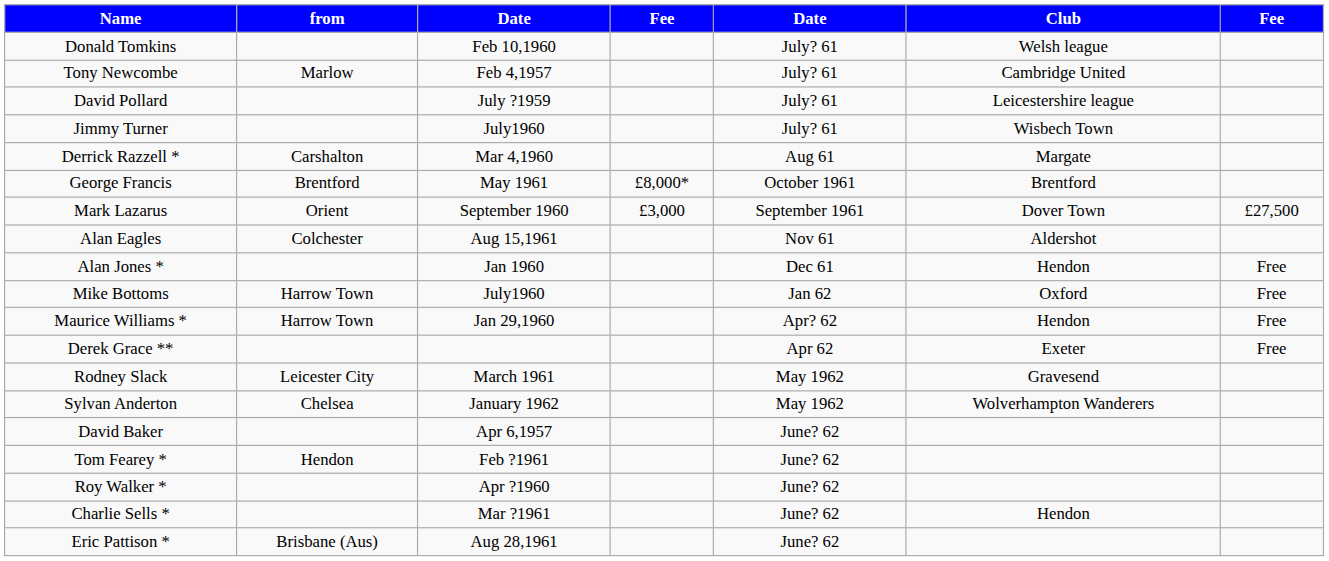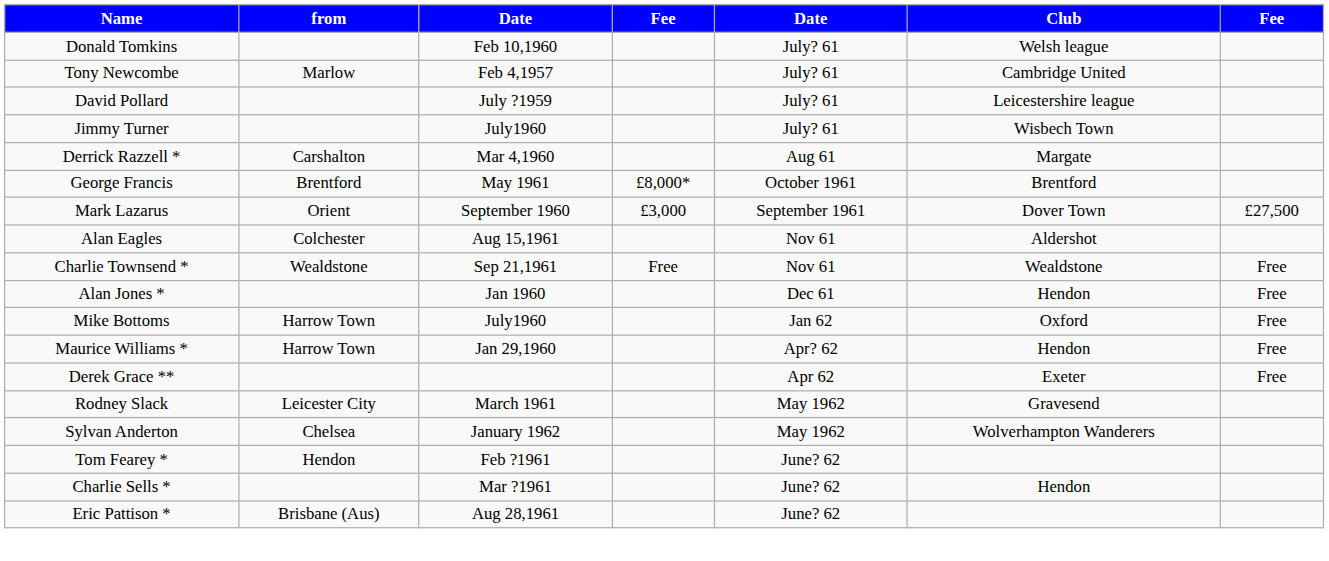+ row: (122, 266)
- row: (121, 431)
- row: (121, 487)
